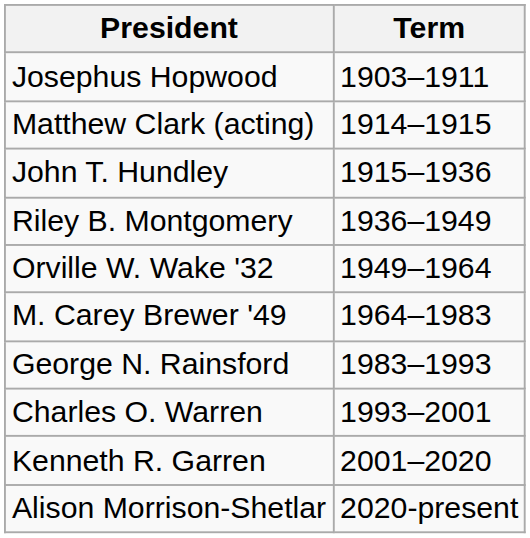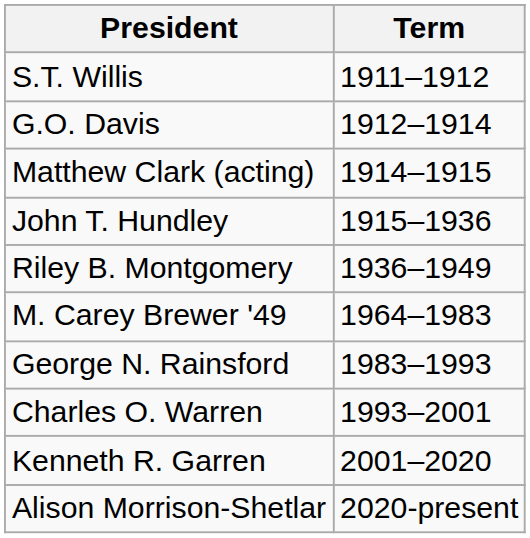- row: (145, 76)
+ row: (77, 76)
+ row: (86, 124)
- row: (143, 268)
